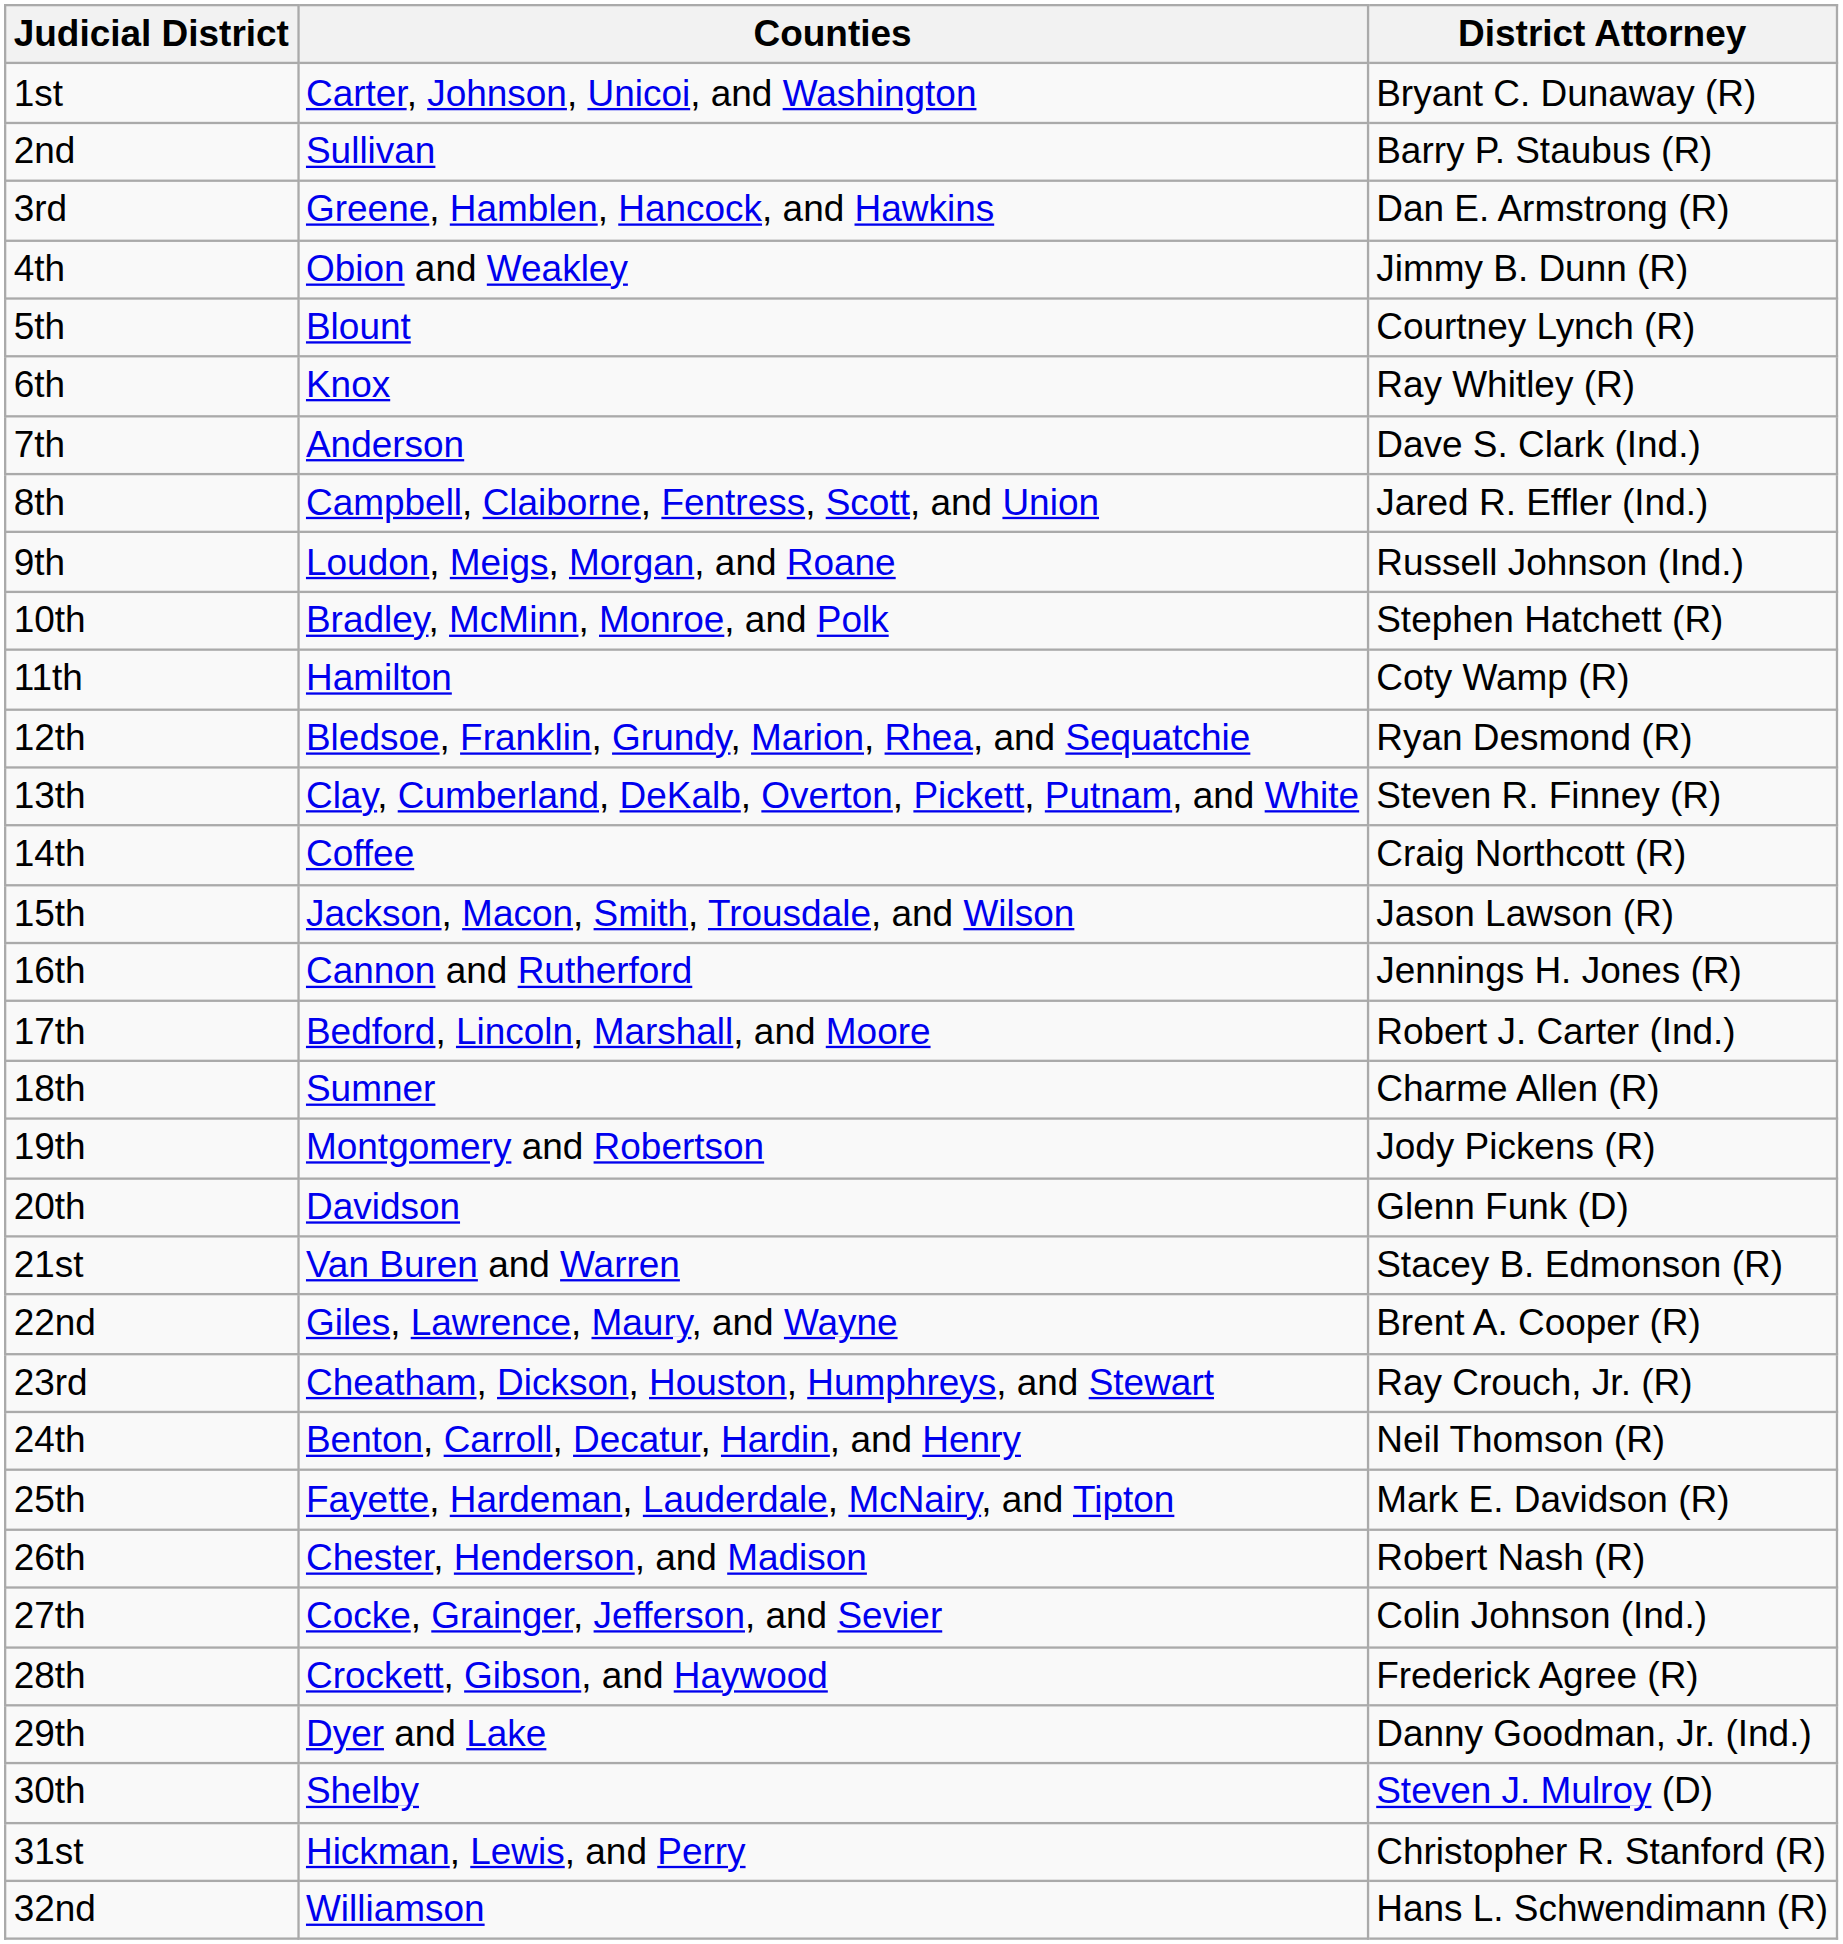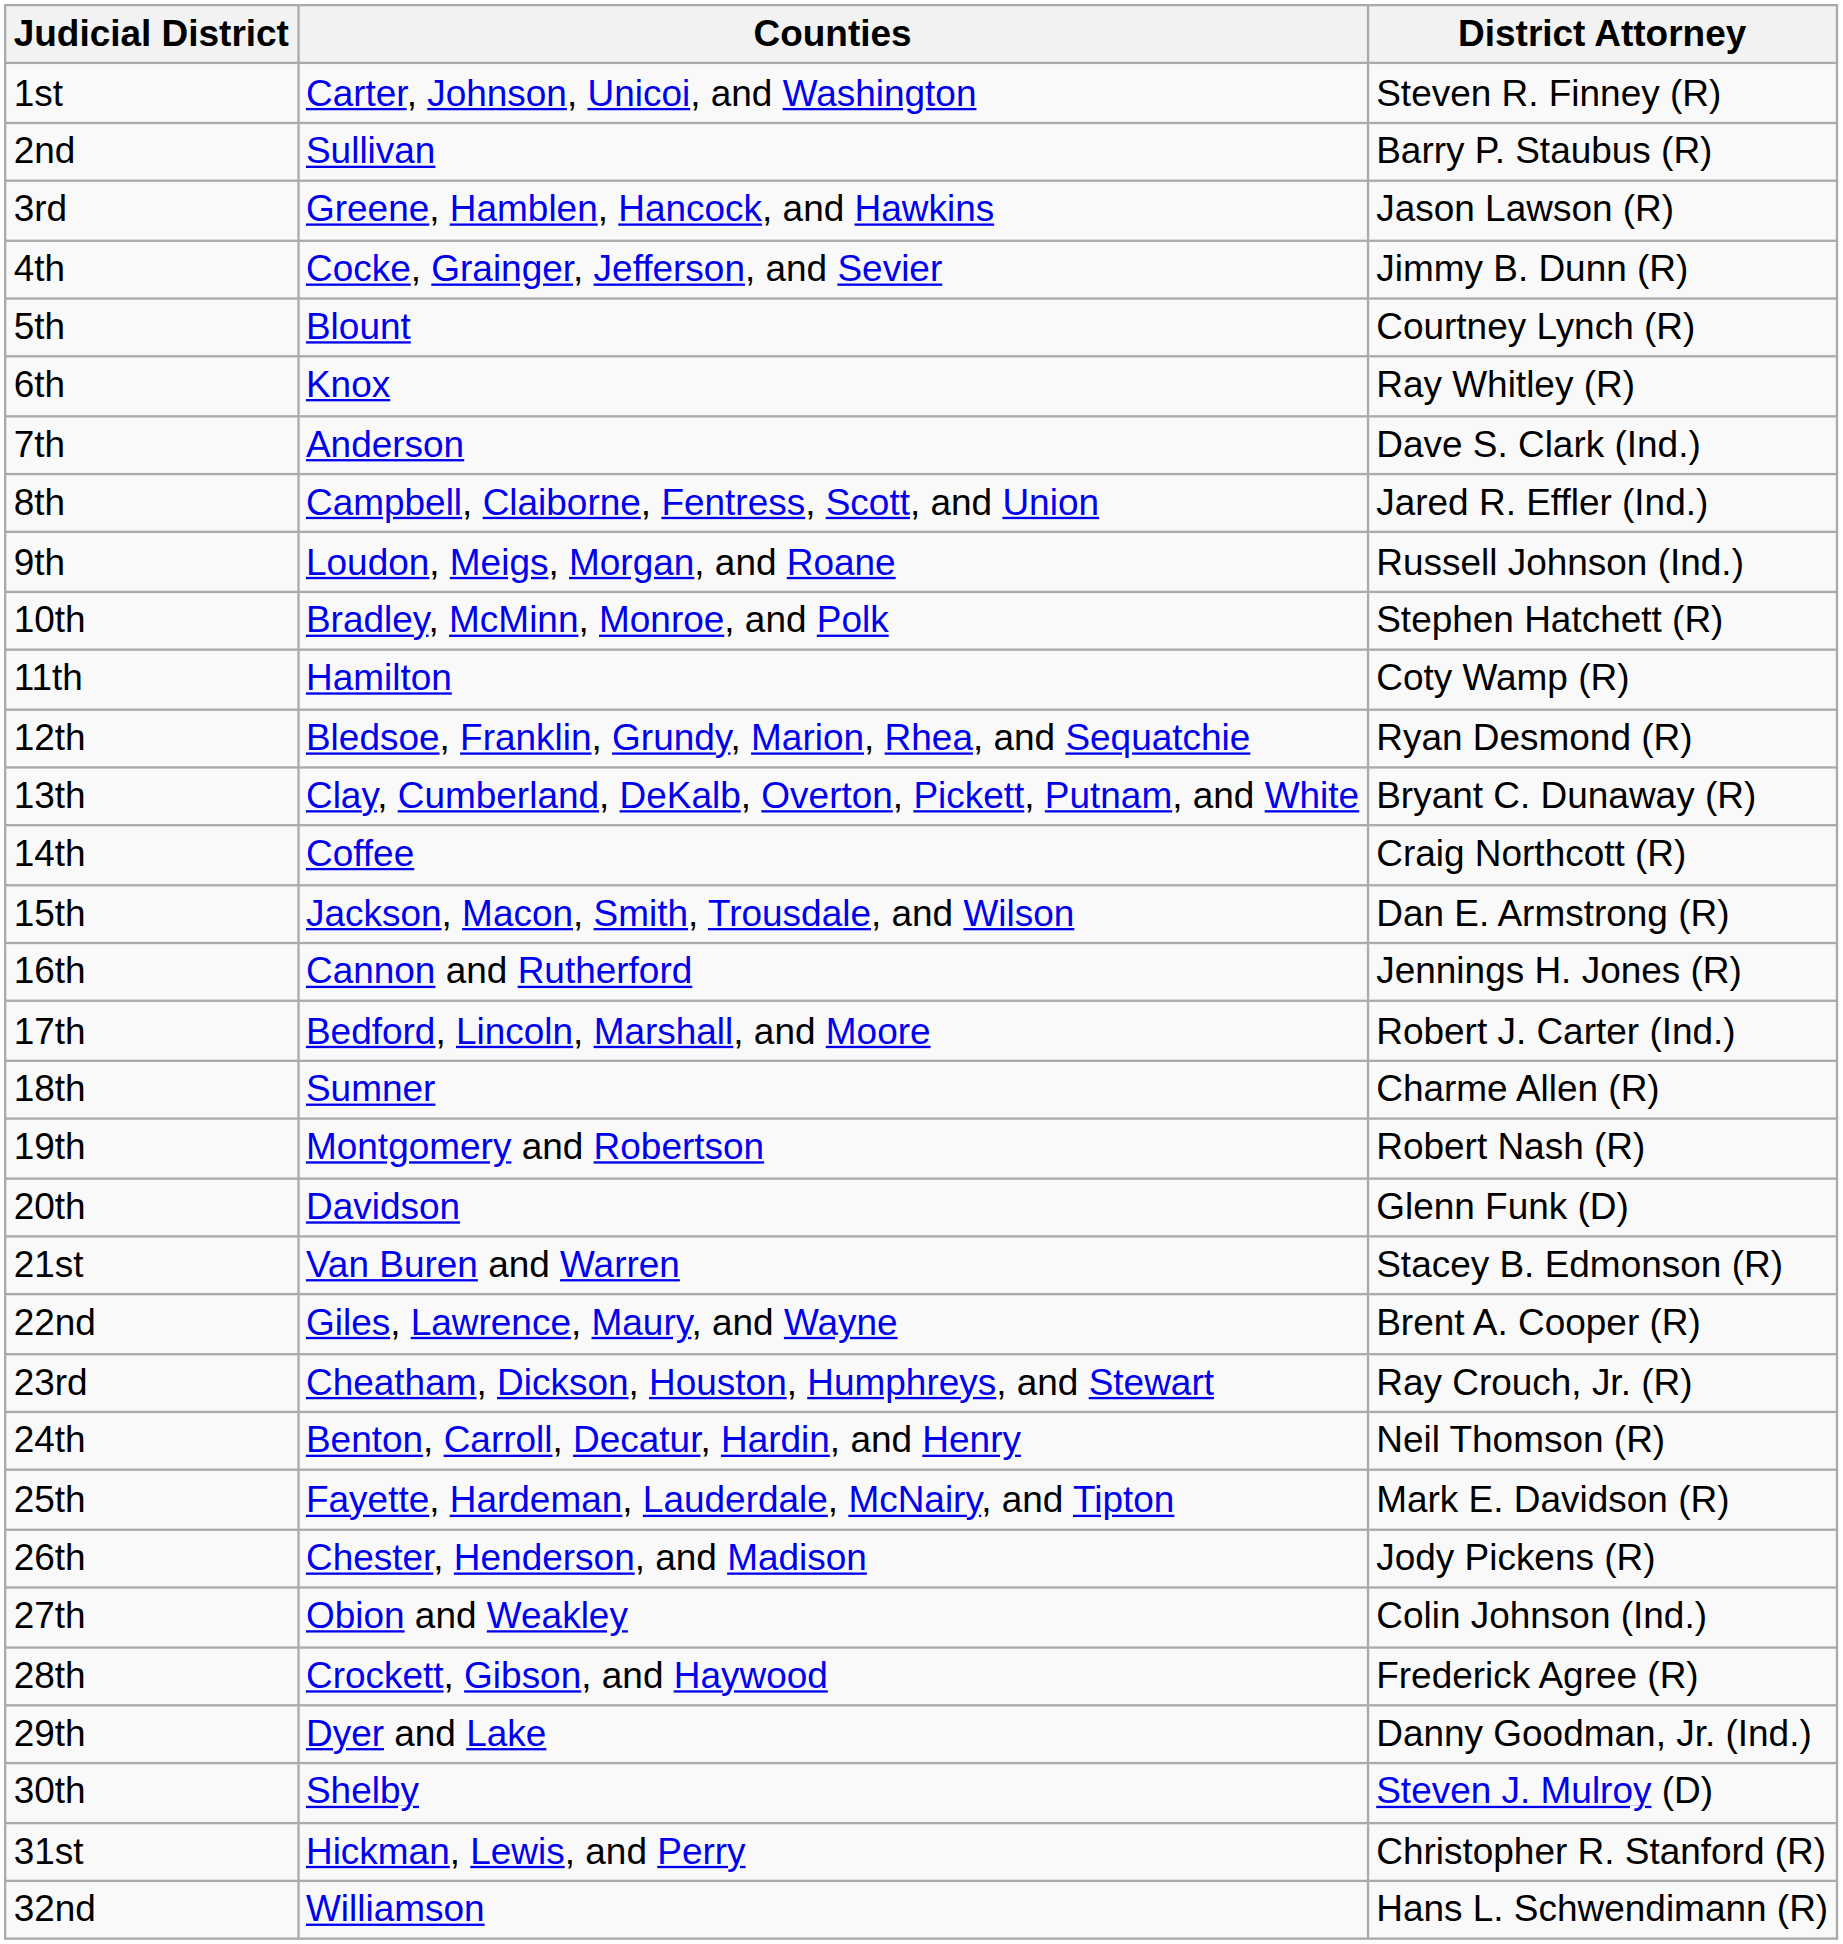(1566, 92) Bryant C. Dunaway (R) -> (1549, 92) Steven R. Finney (R)
(1553, 209) Dan E. Armstrong (R) -> (1525, 209) Jason Lawson (R)
(467, 268) Obion and Weakley -> (624, 268) Cocke, Grainger, Jefferson, and Sevier
(1549, 795) Steven R. Finney (R) -> (1566, 795) Bryant C. Dunaway (R)
(1525, 913) Jason Lawson (R) -> (1553, 913) Dan E. Armstrong (R)
(1516, 1147) Jody Pickens (R) -> (1511, 1147) Robert Nash (R)
(1511, 1557) Robert Nash (R) -> (1516, 1557) Jody Pickens (R)
(624, 1616) Cocke, Grainger, Jefferson, and Sevier -> (467, 1616) Obion and Weakley
